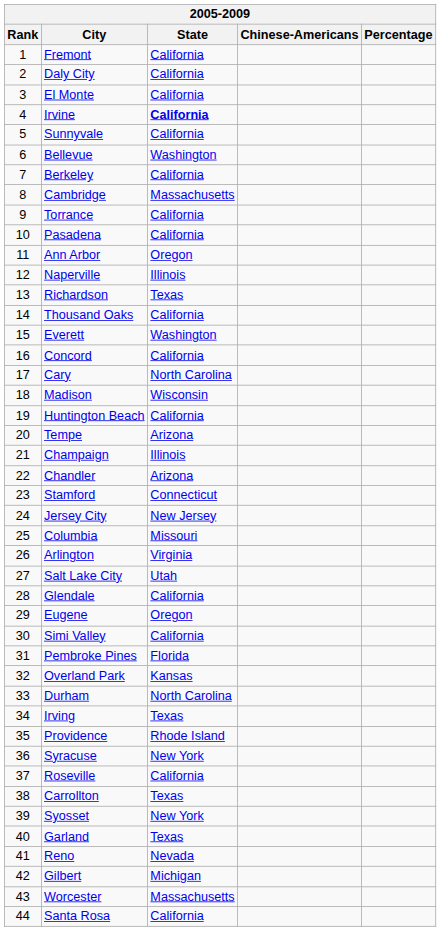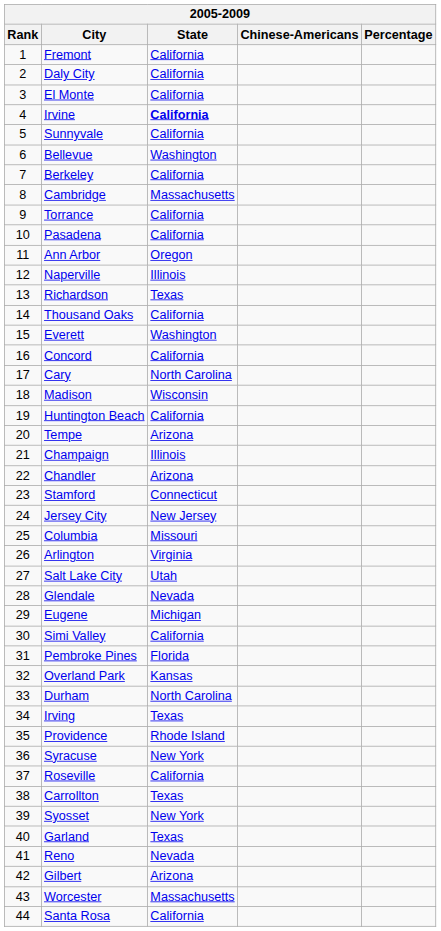(177, 595) California -> (172, 595) Nevada
(171, 615) Oregon -> (176, 615) Michigan
(176, 876) Michigan -> (172, 876) Arizona
